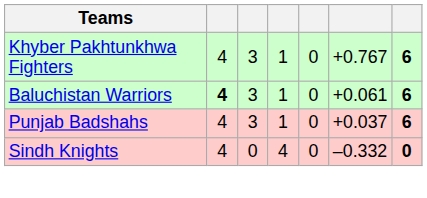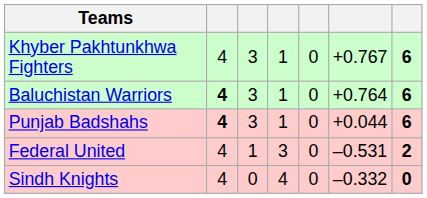(360, 94) +0.061 -> (360, 94) +0.764
(222, 123) normal -> (222, 123) bold
(360, 123) +0.037 -> (360, 123) +0.044
+ row: (67, 151)
